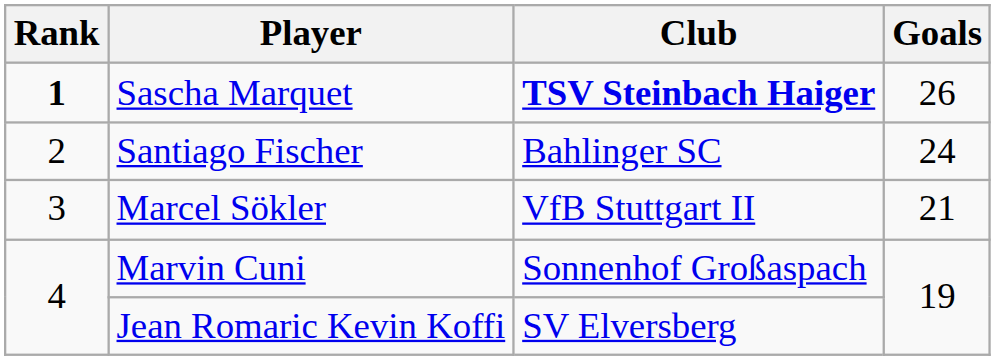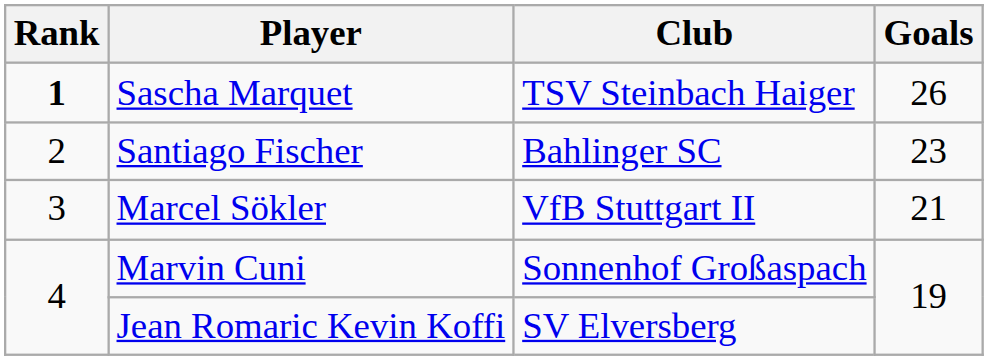(699, 92) bold -> (688, 92) normal
(937, 150) 24 -> (929, 150) 23
